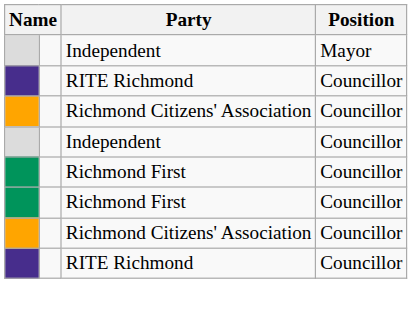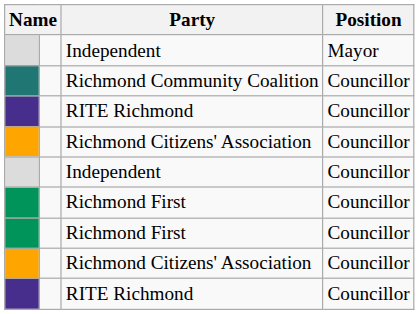+ row: (192, 80)
